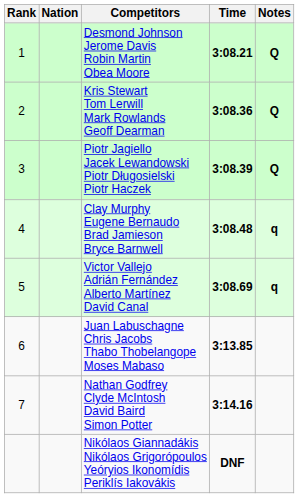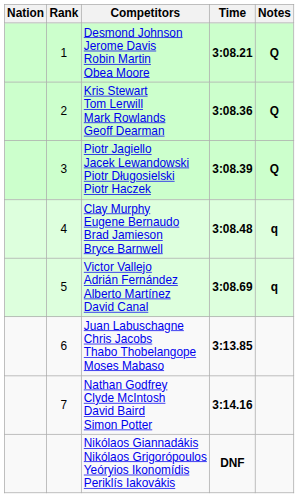columns swapped: (22, 13) <-> (60, 13)
